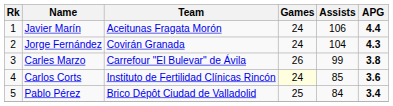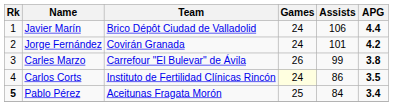(164, 28) Aceitunas Fragata Morón -> (181, 28) Brico Dépôt Ciudad de Valladolid
(337, 45) 104 -> (337, 45) 101
(373, 45) 4.3 -> (373, 45) 4.2
(337, 77) 85 -> (337, 77) 86
(373, 77) 3.6 -> (373, 77) 3.5
(13, 93) normal -> (13, 93) bold
(181, 93) Brico Dépôt Ciudad de Valladolid -> (164, 93) Aceitunas Fragata Morón
